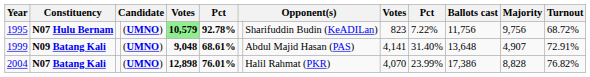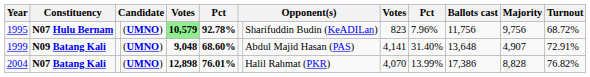(424, 30) 7.22% -> (424, 30) 7.96%
(219, 47) 68.61% -> (219, 47) 68.60%
(427, 64) 23.99% -> (427, 64) 13.99%
